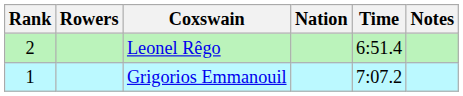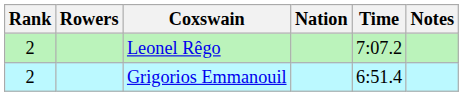(379, 47) 6:51.4 -> (379, 47) 7:07.2
(30, 76) 1 -> (30, 76) 2
(379, 76) 7:07.2 -> (379, 76) 6:51.4
